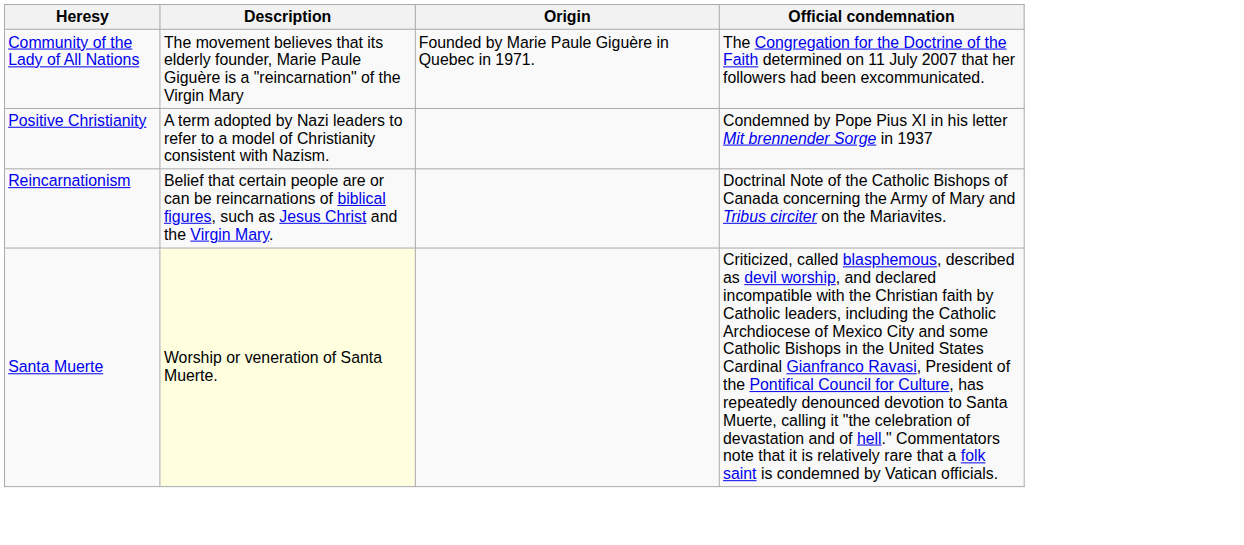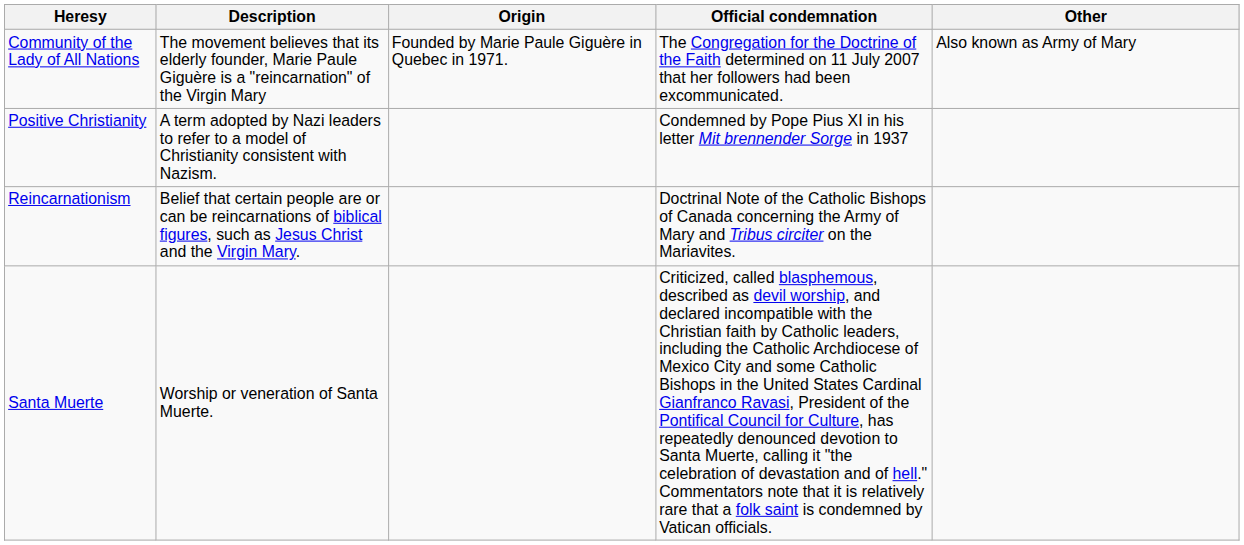+ column: (1086, 17)
(273, 367) lightyellow background -> (269, 402) no background
